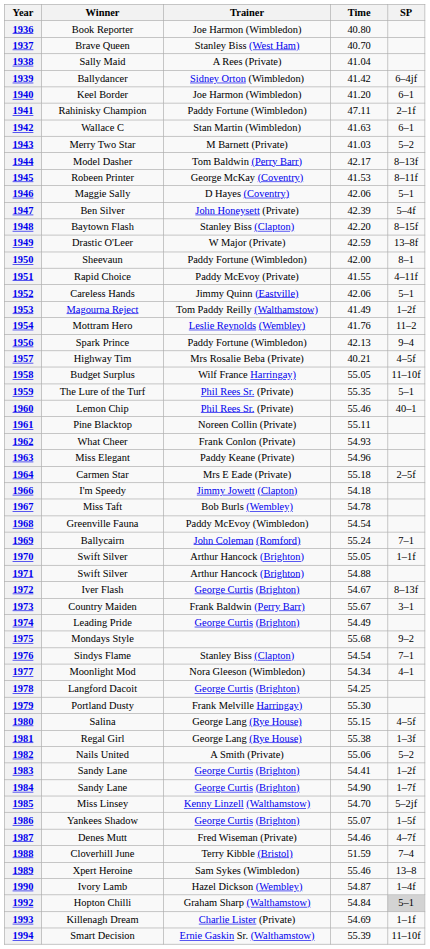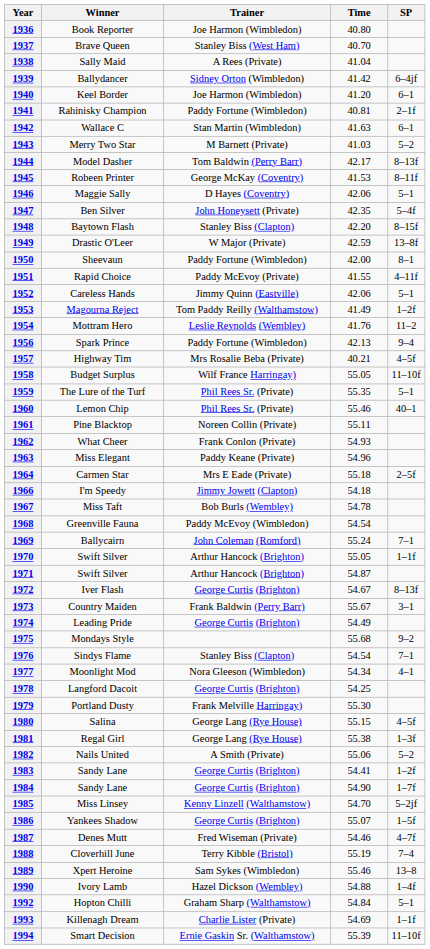(359, 111) 47.11 -> (359, 111) 40.81
(359, 210) 42.39 -> (359, 210) 42.35
(359, 573) 54.88 -> (359, 573) 54.87
(359, 853) 51.59 -> (359, 853) 55.19
(359, 886) 54.87 -> (359, 886) 54.88
(406, 903) lightgrey background -> (406, 903) no background
